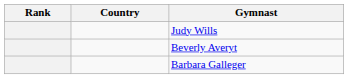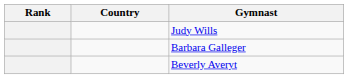rows swapped: (208, 64) <-> (204, 47)
